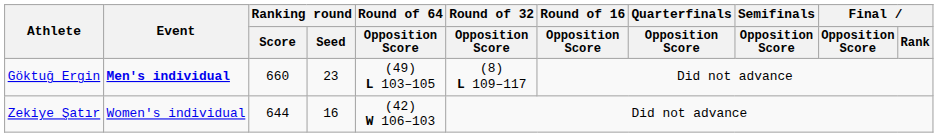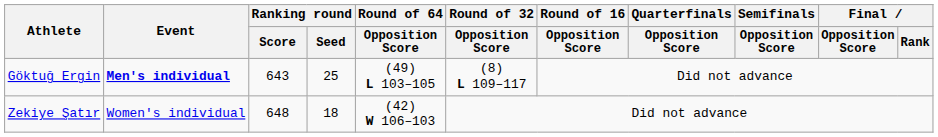(278, 77) 660 -> (278, 77) 643
(331, 77) 23 -> (331, 77) 25
(278, 114) 644 -> (278, 114) 648
(331, 114) 16 -> (331, 114) 18
